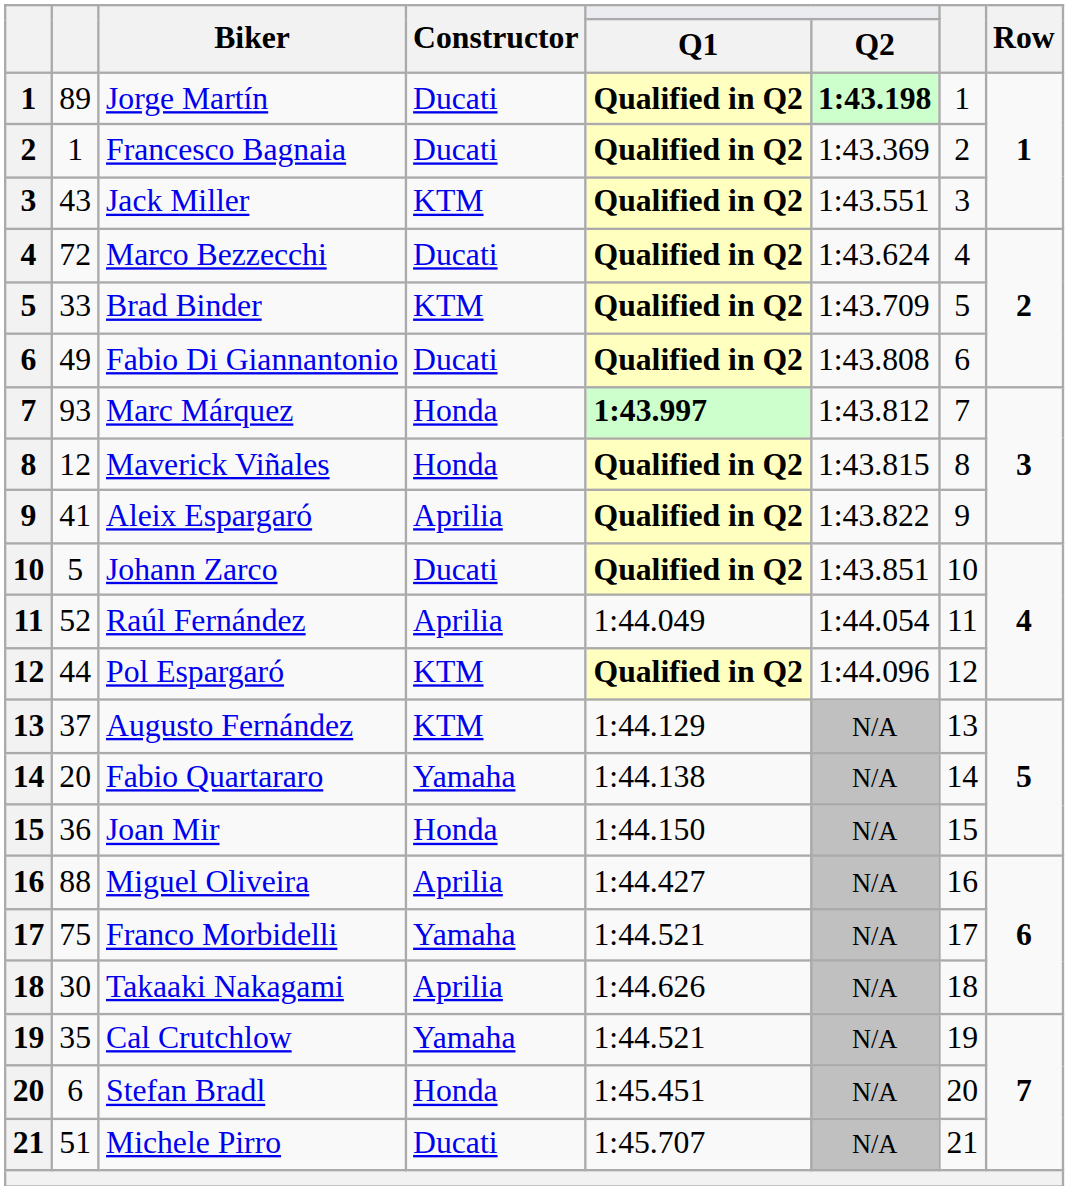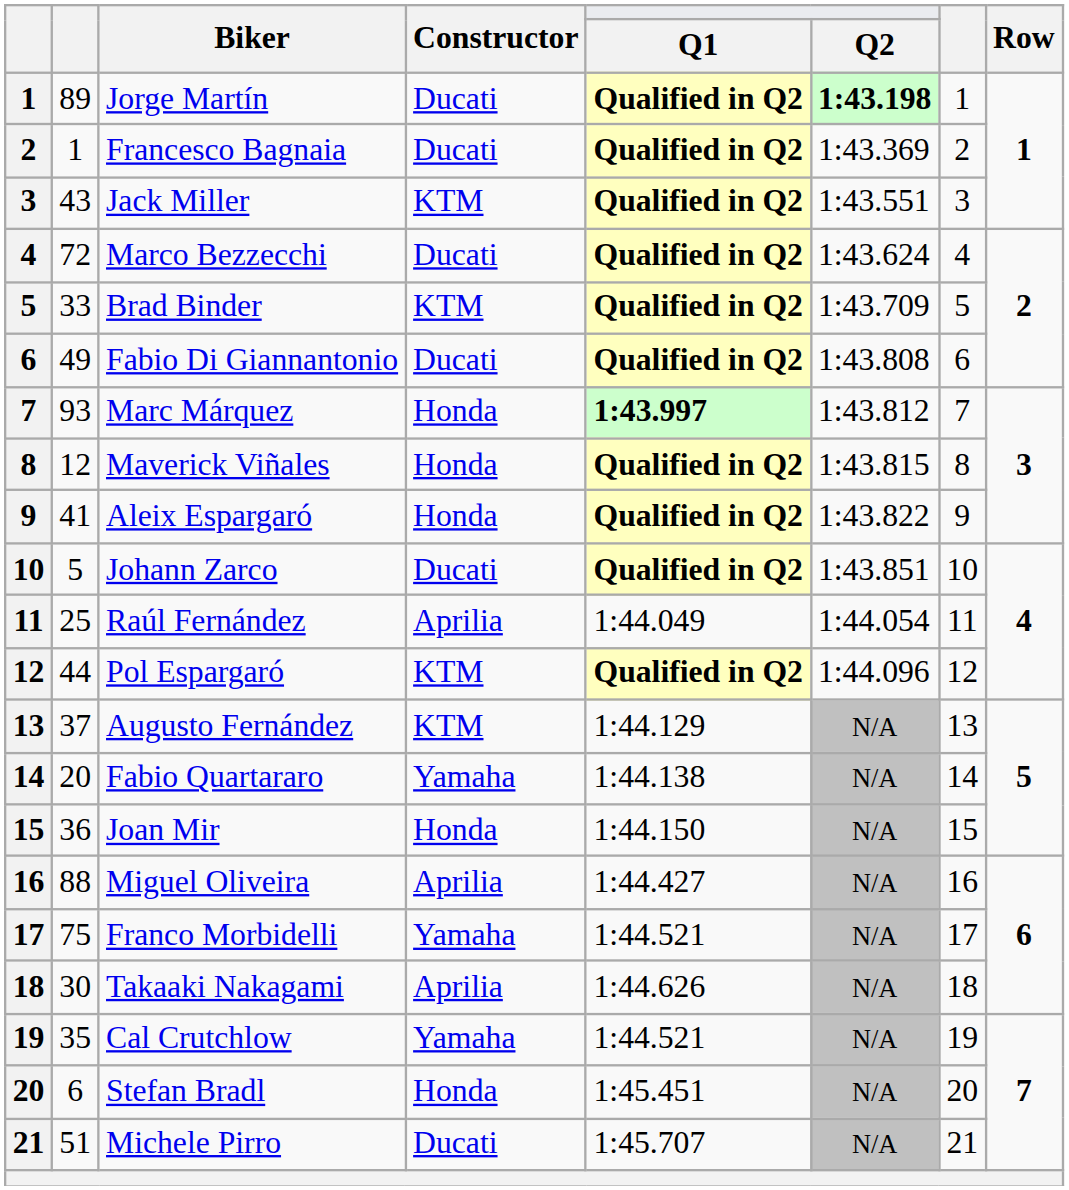(458, 515) Aprilia -> (455, 515) Honda
(75, 620) 52 -> (75, 620) 25
